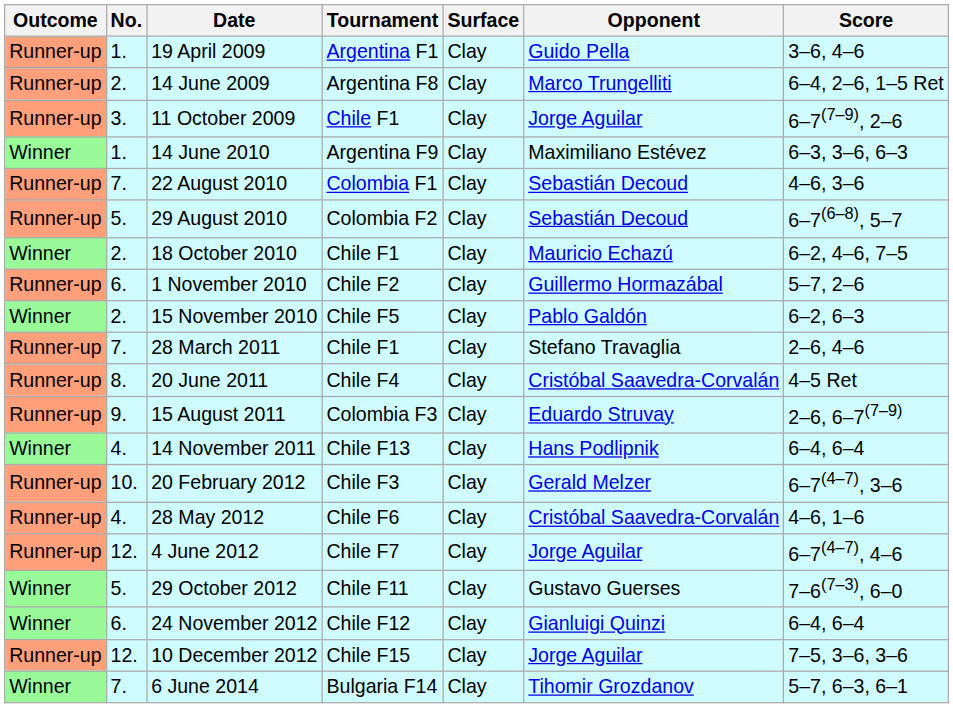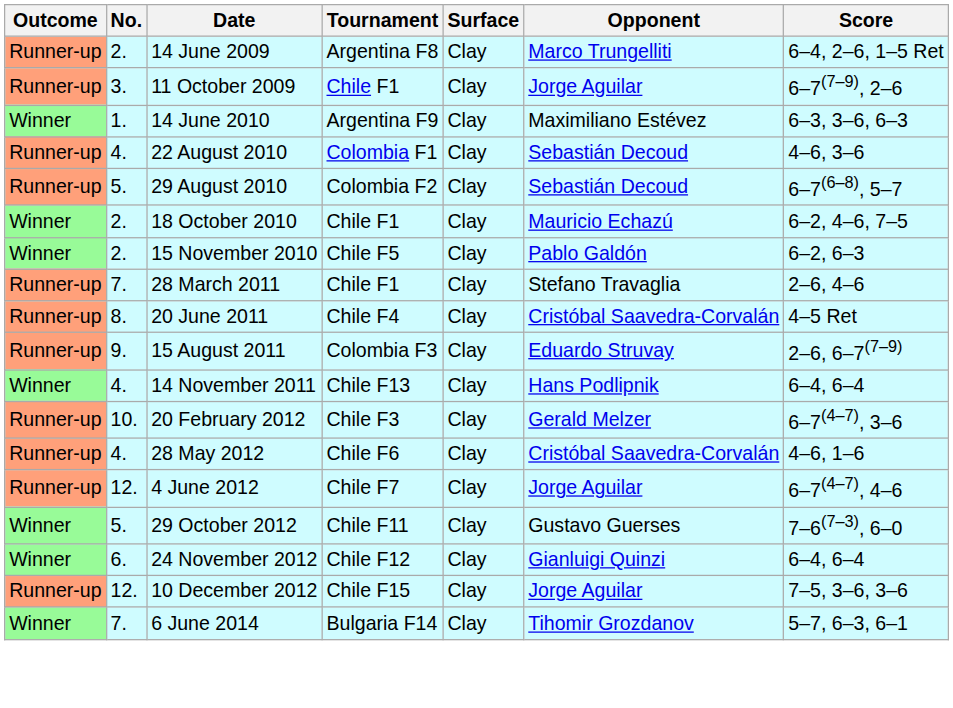- row: (208, 51)
(119, 183) 7. -> (119, 152) 4.
- row: (229, 284)
